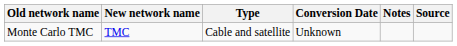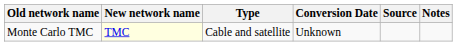columns swapped: (397, 13) <-> (433, 13)
(117, 31) no background -> (117, 31) lightyellow background
